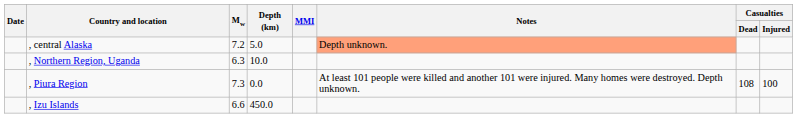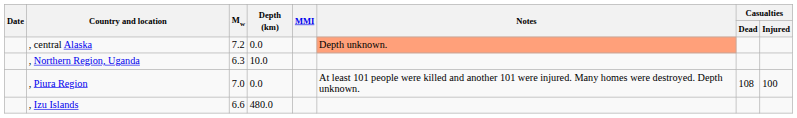(256, 45) 5.0 -> (256, 45) 0.0
(238, 83) 7.3 -> (238, 83) 7.0
(261, 105) 450.0 -> (261, 105) 480.0
